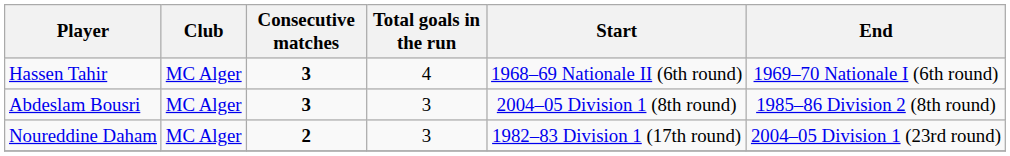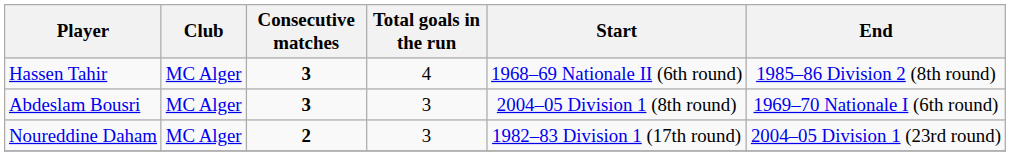(876, 73) 1969–70 Nationale I (6th round) -> (876, 73) 1985–86 Division 2 (8th round)
(876, 104) 1985–86 Division 2 (8th round) -> (876, 104) 1969–70 Nationale I (6th round)
